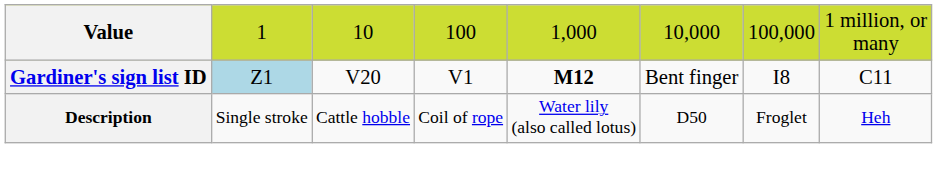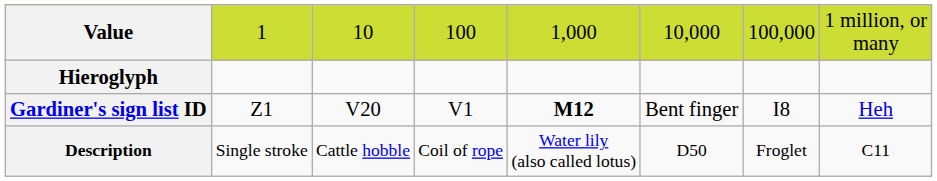+ row: (108, 76)
(262, 76) lightblue background -> (262, 109) no background
(876, 76) C11 -> (876, 109) Heh
(876, 117) Heh -> (876, 150) C11
